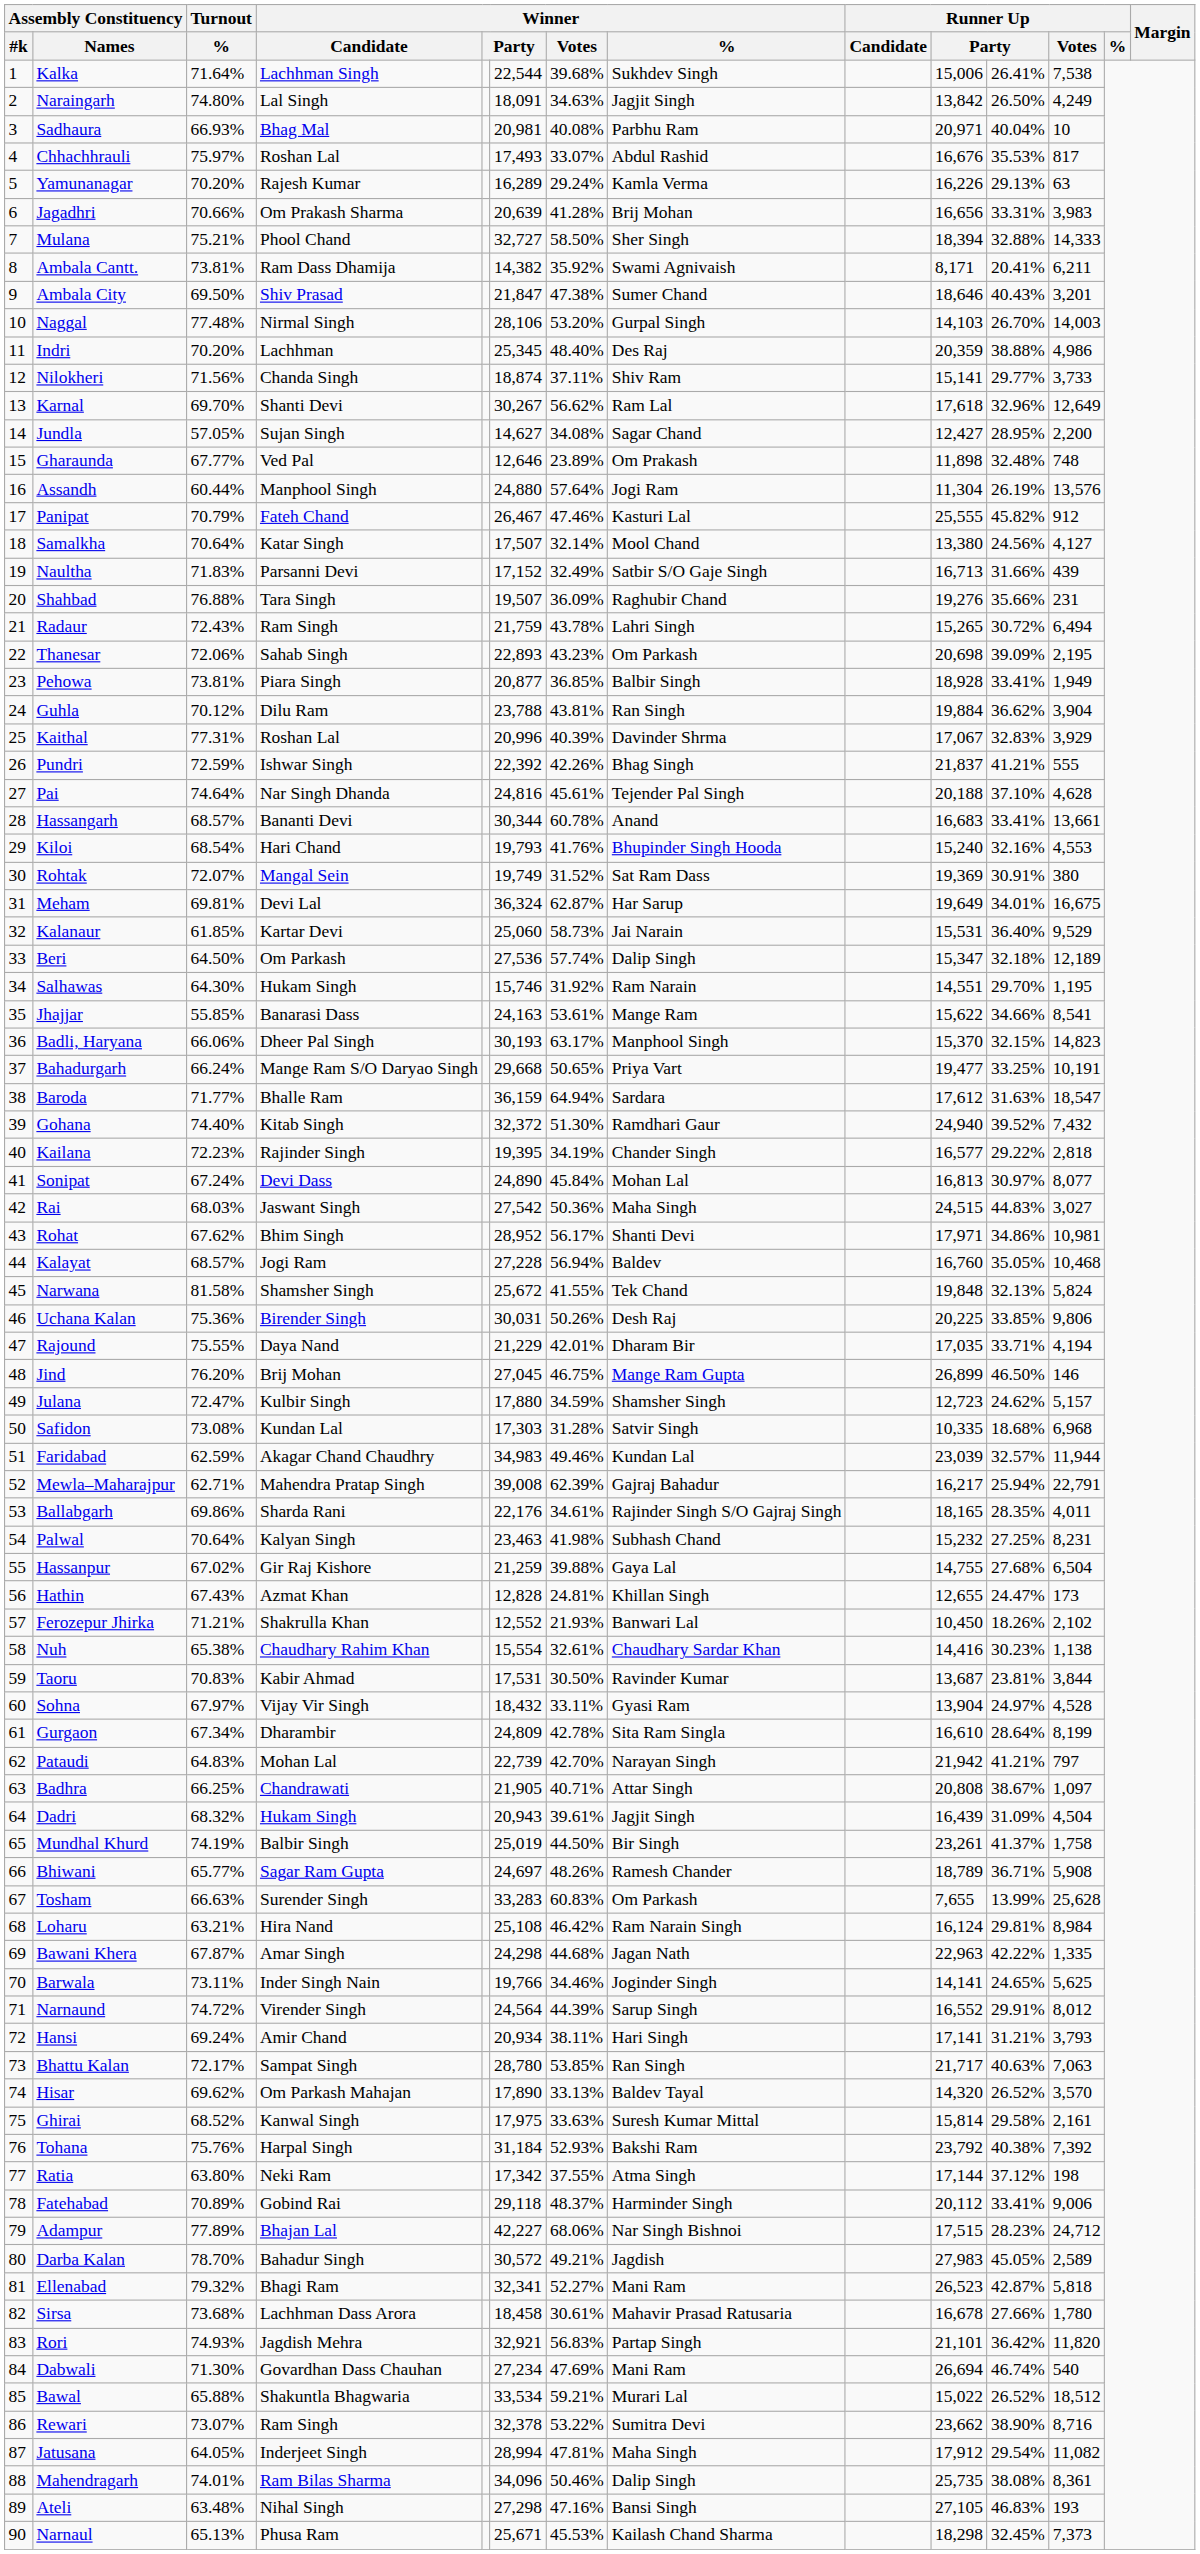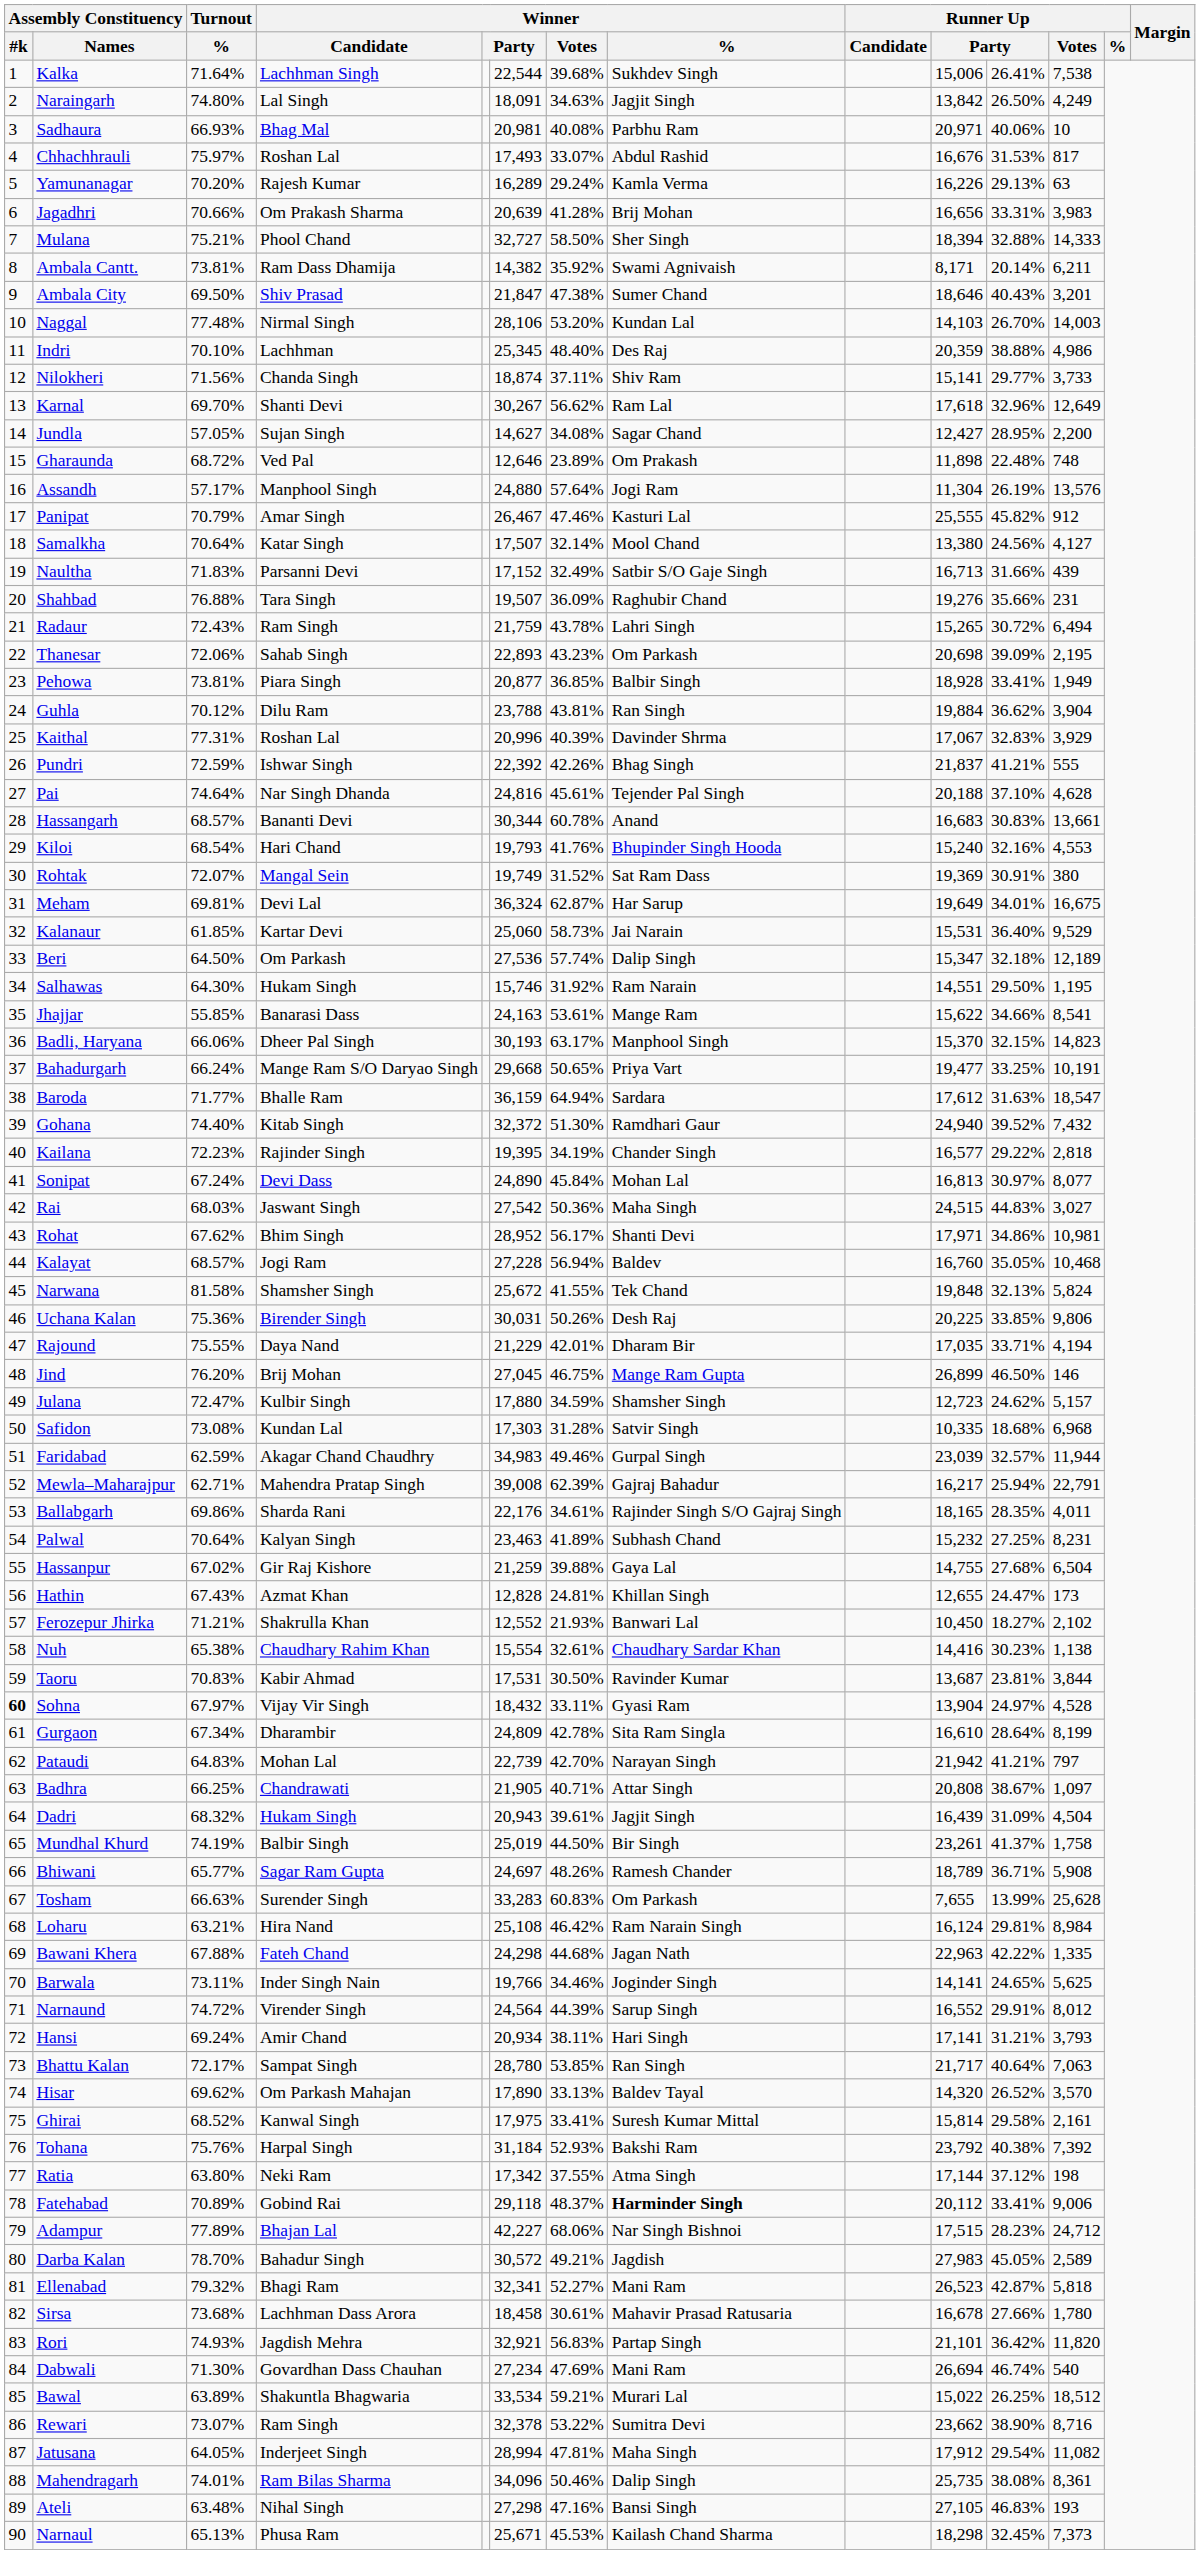(1018, 128) 40.04% -> (1018, 128) 40.06%
(1018, 156) 35.53% -> (1018, 156) 31.53%
(1018, 267) 20.41% -> (1018, 267) 20.14%
(659, 322) Gurpal Singh -> (653, 322) Kundan Lal
(217, 350) 70.20% -> (217, 350) 70.10%
(217, 460) 67.77% -> (217, 460) 68.72%
(1018, 460) 32.48% -> (1018, 460) 22.48%
(217, 488) 60.44% -> (217, 488) 57.17%
(304, 516) Fateh Chand -> (302, 516) Amar Singh
(1018, 820) 33.41% -> (1018, 820) 30.83%
(1018, 986) 29.70% -> (1018, 986) 29.50%
(653, 1456) Kundan Lal -> (659, 1456) Gurpal Singh
(577, 1539) 41.98% -> (577, 1539) 41.89%
(1018, 1622) 18.26% -> (1018, 1622) 18.27%
(17, 1705) normal -> (17, 1705) bold
(217, 1954) 67.87% -> (217, 1954) 67.88%
(302, 1954) Amar Singh -> (304, 1954) Fateh Chand
(1018, 2065) 40.63% -> (1018, 2065) 40.64%
(577, 2120) 33.63% -> (577, 2120) 33.41%
(672, 2203) normal -> (677, 2203) bold
(217, 2396) 65.88% -> (217, 2396) 63.89%
(1018, 2396) 26.52% -> (1018, 2396) 26.25%
